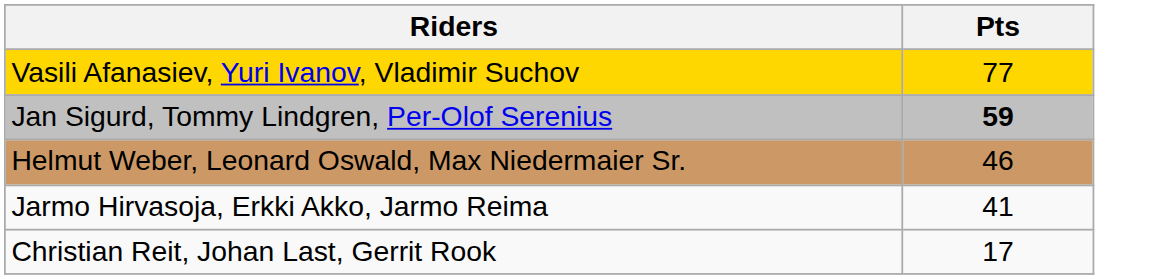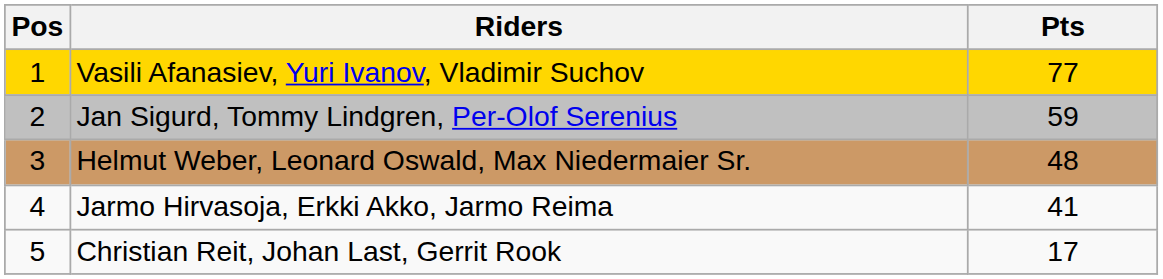+ column: (37, 26)
(998, 116) bold -> (1063, 116) normal
(998, 161) 46 -> (1063, 161) 48
